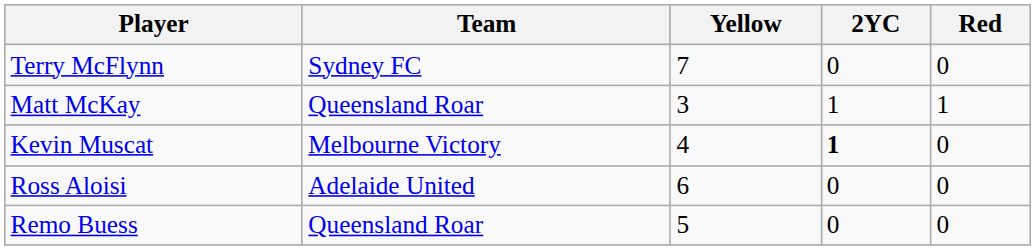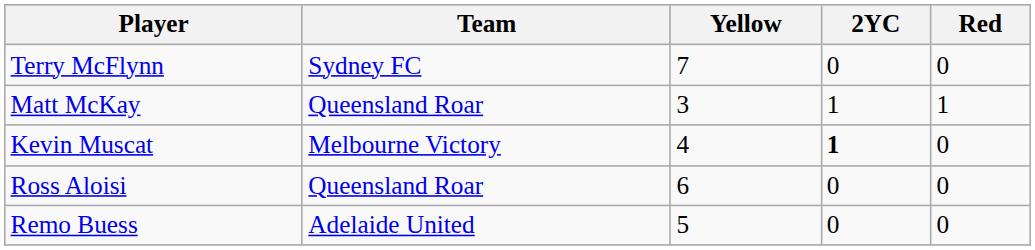(392, 184) Adelaide United -> (396, 184) Queensland Roar
(396, 225) Queensland Roar -> (392, 225) Adelaide United
